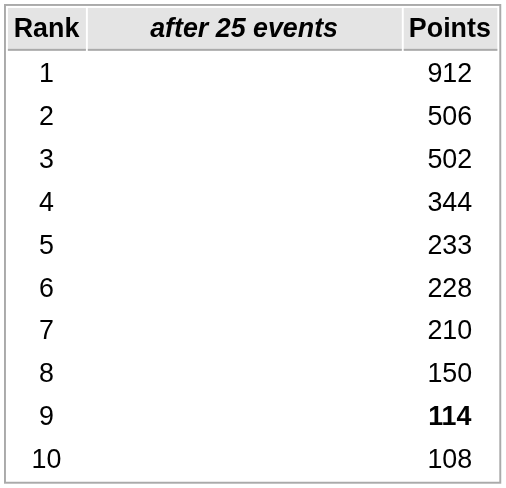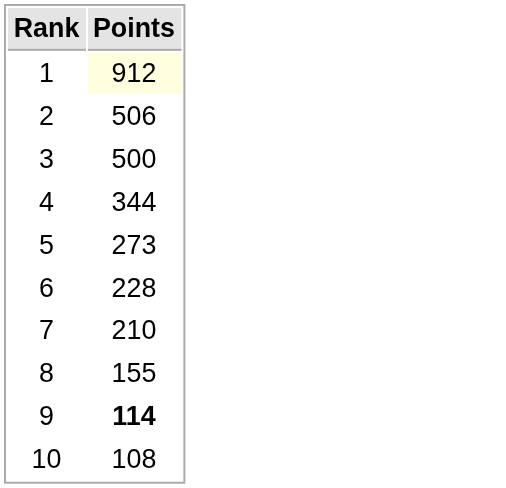- column: (244, 28)
(450, 73) no background -> (134, 73) lightyellow background
(450, 159) 502 -> (134, 159) 500
(450, 245) 233 -> (134, 245) 273
(450, 374) 150 -> (134, 374) 155
